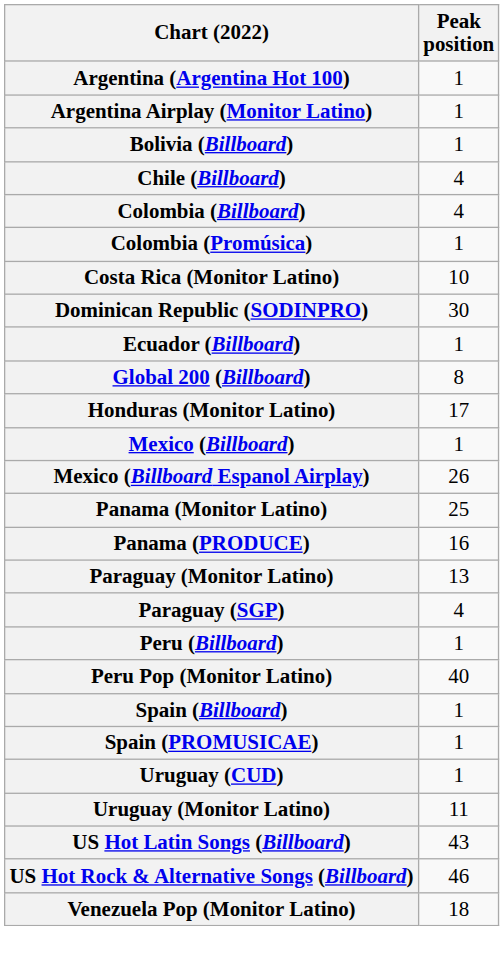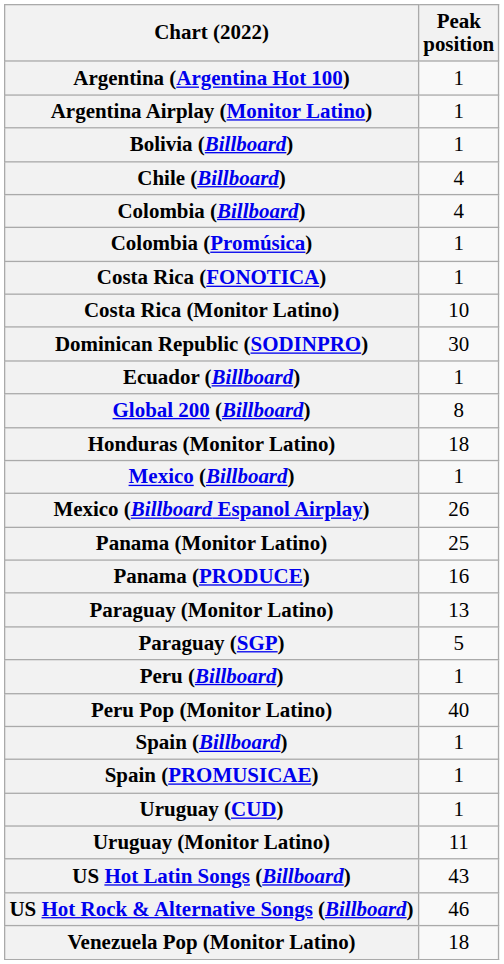+ row: (212, 277)
(459, 410) 17 -> (459, 443) 18
(459, 609) 4 -> (459, 643) 5
